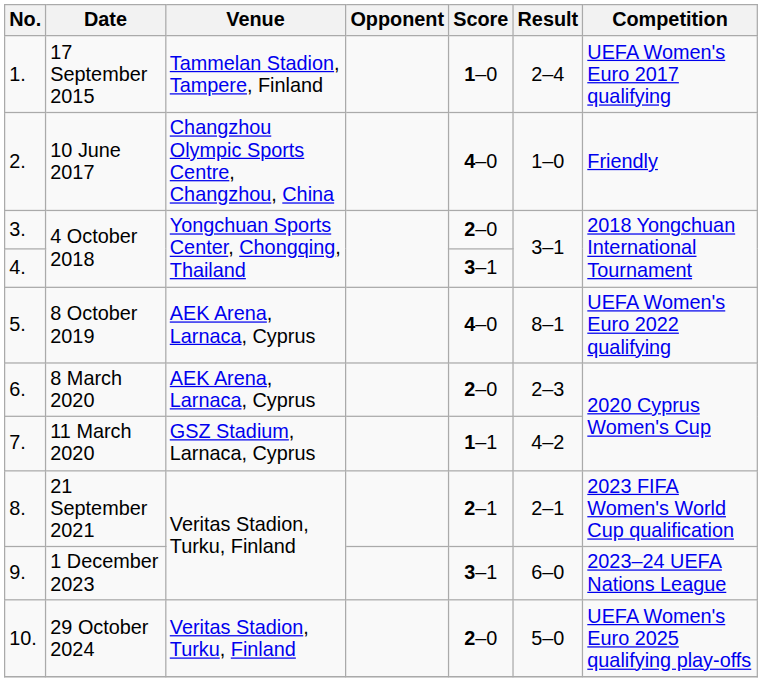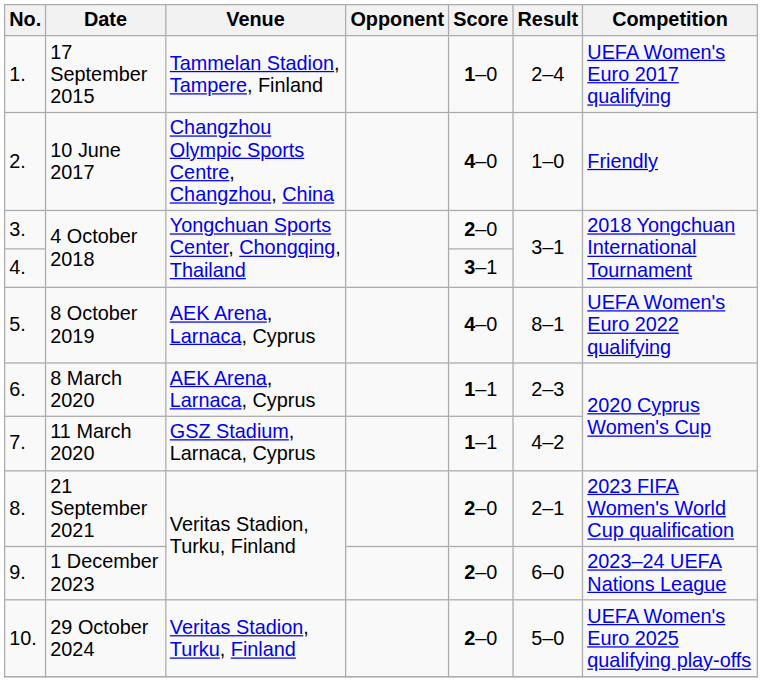(481, 389) 2–0 -> (481, 389) 1–1
(481, 508) 2–1 -> (481, 508) 2–0
(481, 573) 3–1 -> (481, 573) 2–0
